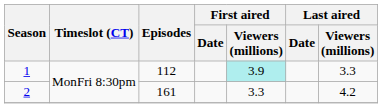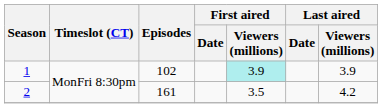(166, 71) 112 -> (166, 71) 102
(348, 71) 3.3 -> (348, 71) 3.9
(256, 92) 3.3 -> (256, 92) 3.5
